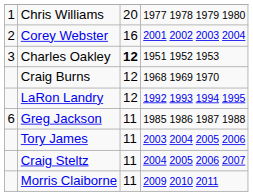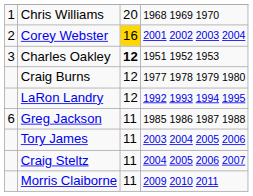(194, 15) 1977 1978 1979 1980 -> (181, 15) 1968 1969 1970
(130, 35) no background -> (130, 35) gold background
(181, 77) 1968 1969 1970 -> (194, 77) 1977 1978 1979 1980
